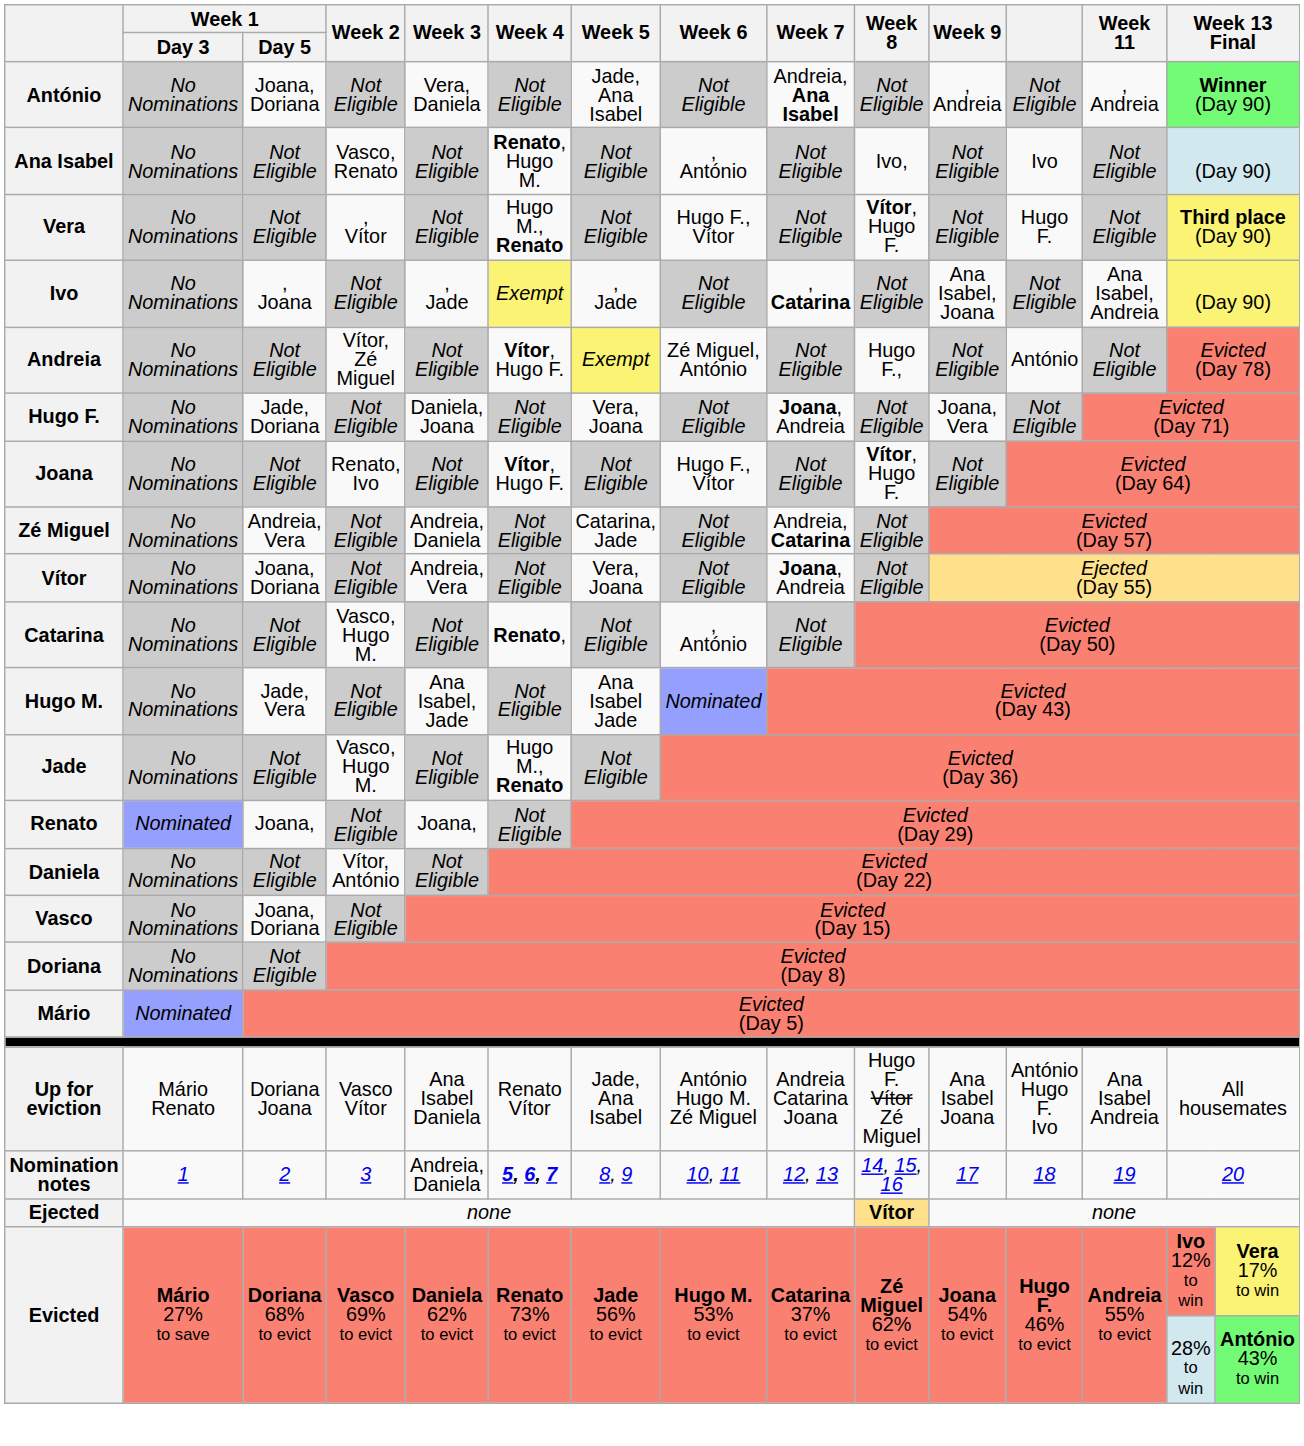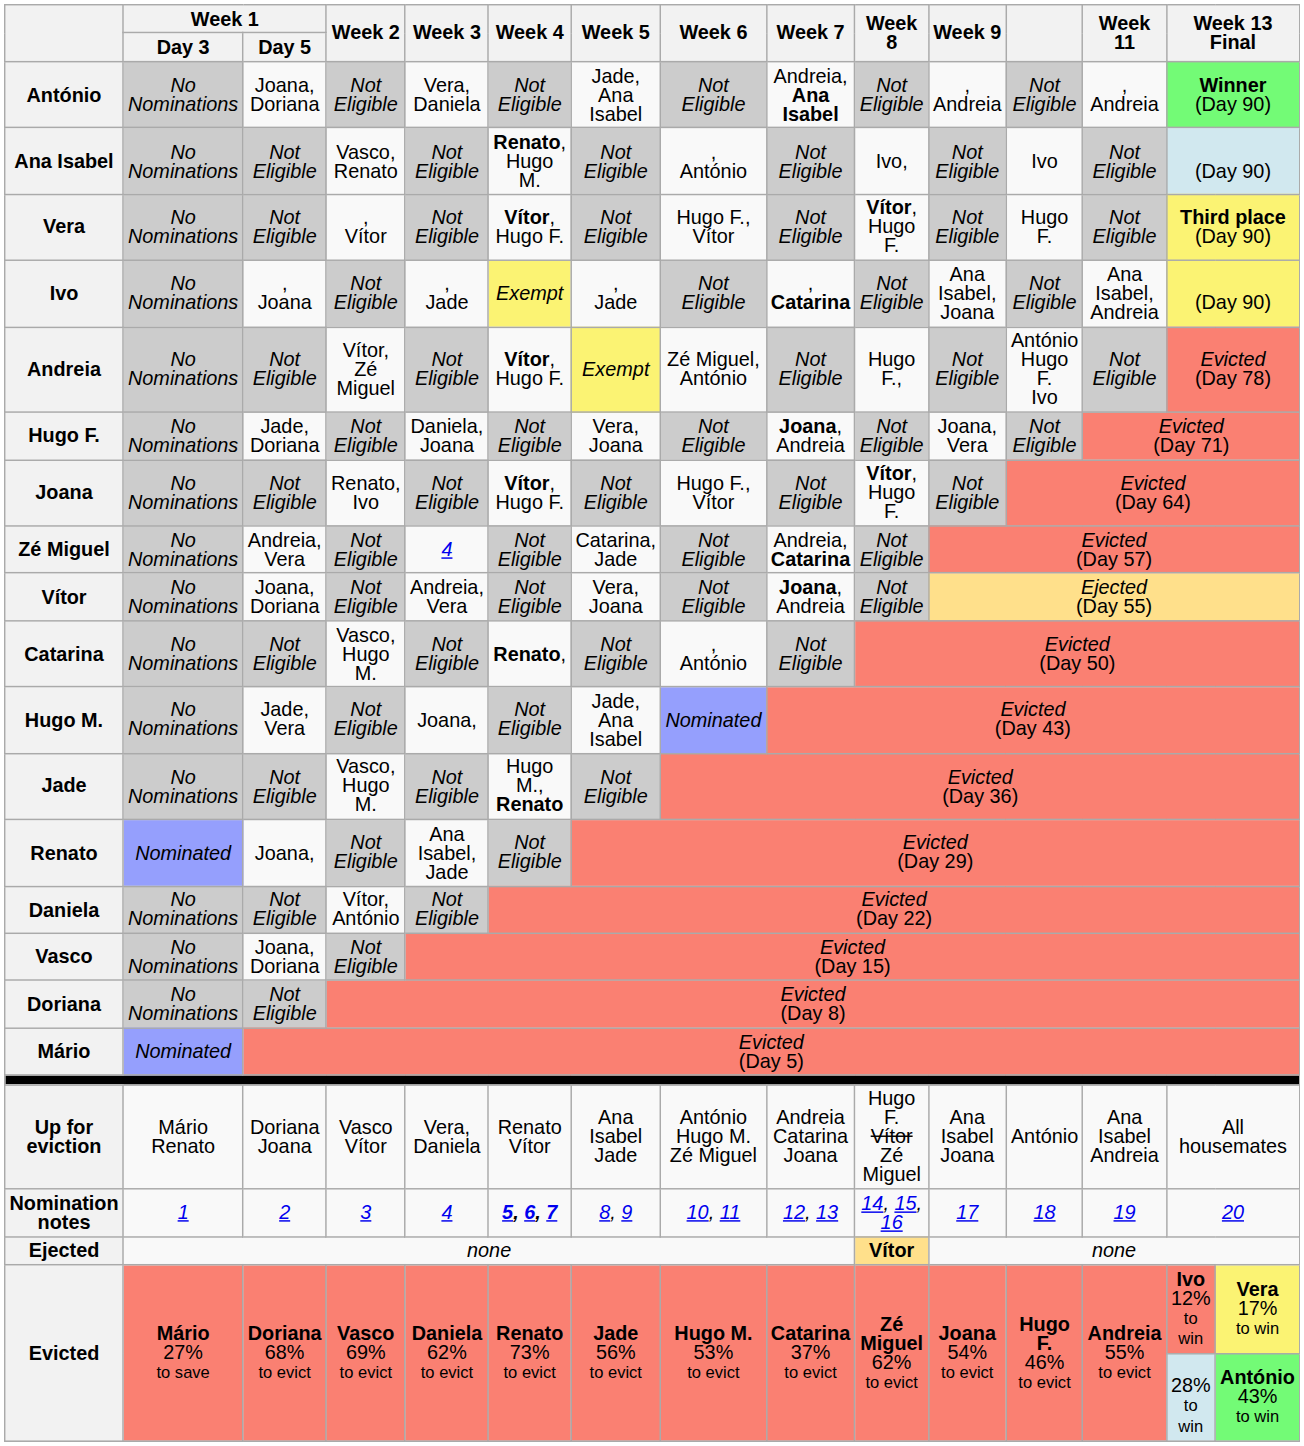(530, 227) Hugo M., Renato -> (530, 227) Vítor, Hugo F.
(1045, 360) António -> (1045, 369) António Hugo F. Ivo
(447, 530) Andreia, Daniela -> (447, 549) 4
(447, 701) Ana Isabel, Jade -> (447, 720) Joana,
(616, 701) Ana Isabel Jade -> (616, 720) Jade, Ana Isabel
(447, 824) Joana, -> (447, 852) Ana Isabel, Jade
(447, 1099) Ana Isabel Daniela -> (447, 1137) Vera, Daniela
(616, 1099) Jade, Ana Isabel -> (616, 1137) Ana Isabel Jade
(1045, 1099) António Hugo F. Ivo -> (1045, 1137) António
(447, 1174) Andreia, Daniela -> (447, 1212) 4
